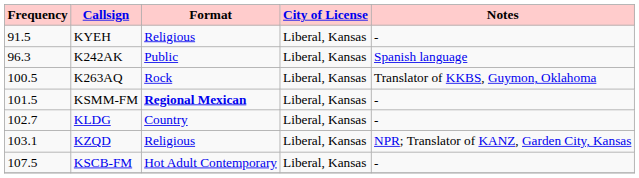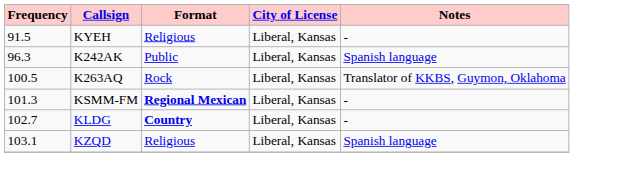(22, 99) 101.5 -> (22, 99) 101.3
(166, 120) normal -> (168, 120) bold
(503, 141) NPR; Translator of KANZ, Garden City, Kansas -> (390, 141) Spanish language
- row: (103, 162)
